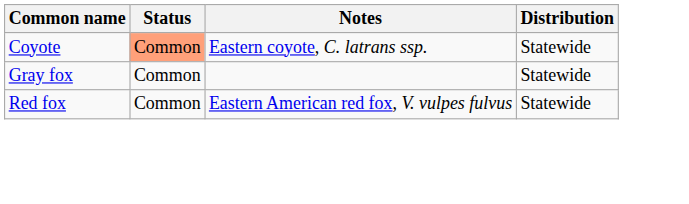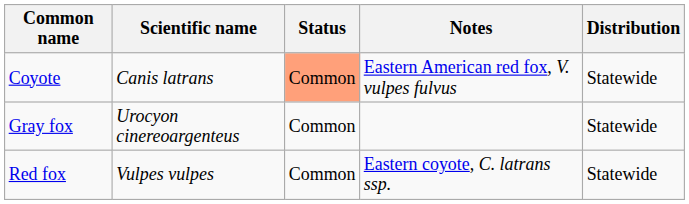+ column: (198, 28)
(318, 47) Eastern coyote, C. latrans ssp. -> (467, 77) Eastern American red fox, V. vulpes fulvus
(361, 103) Eastern American red fox, V. vulpes fulvus -> (457, 174) Eastern coyote, C. latrans ssp.
